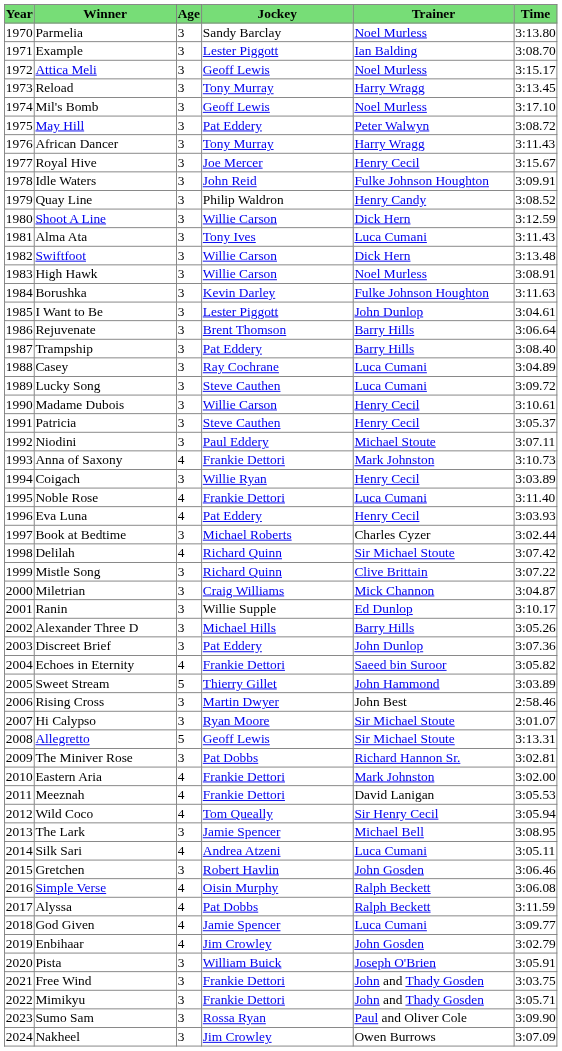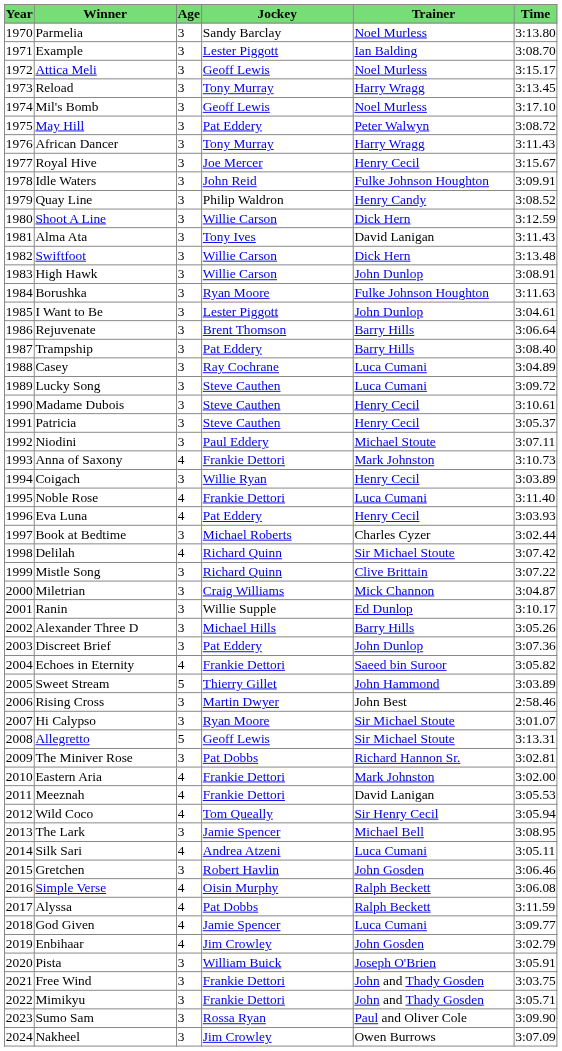(391, 236) Luca Cumani -> (394, 236) David Lanigan
(391, 274) Noel Murless -> (389, 274) John Dunlop
(239, 292) Kevin Darley -> (236, 292) Ryan Moore
(240, 404) Willie Carson -> (242, 404) Steve Cauthen
